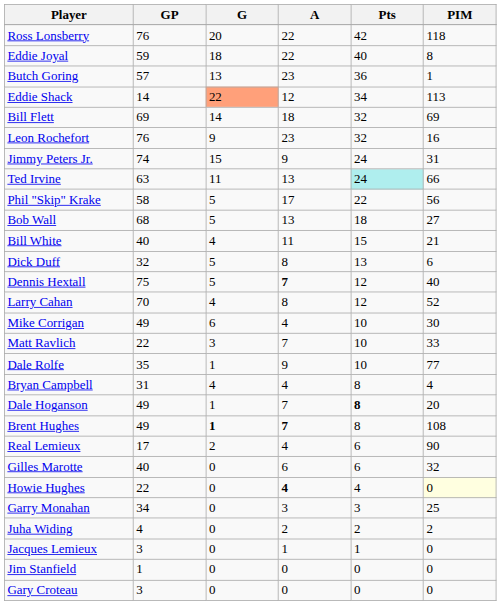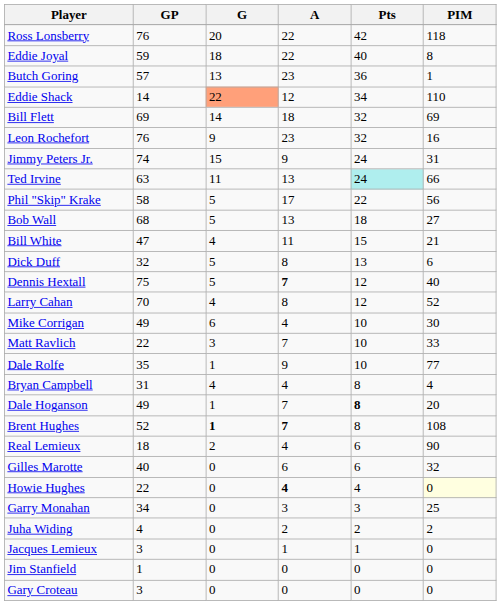(436, 96) 113 -> (436, 96) 110
(143, 240) 40 -> (143, 240) 47
(143, 425) 49 -> (143, 425) 52
(143, 446) 17 -> (143, 446) 18
